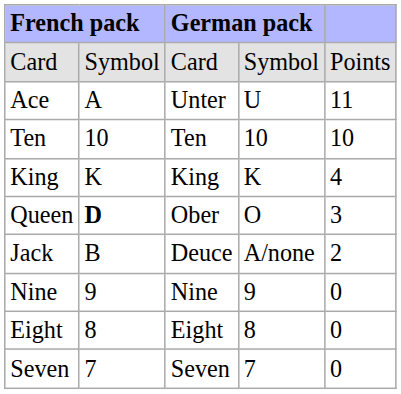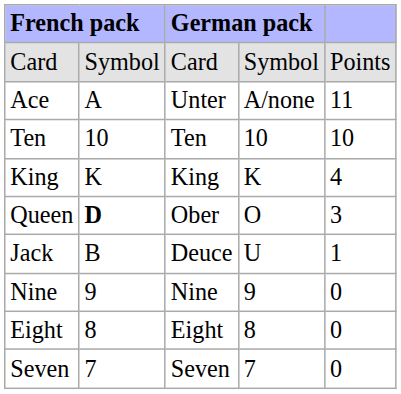(252, 100) U -> (279, 100) A/none
(279, 253) A/none -> (252, 253) U
(336, 253) 2 -> (336, 253) 1
